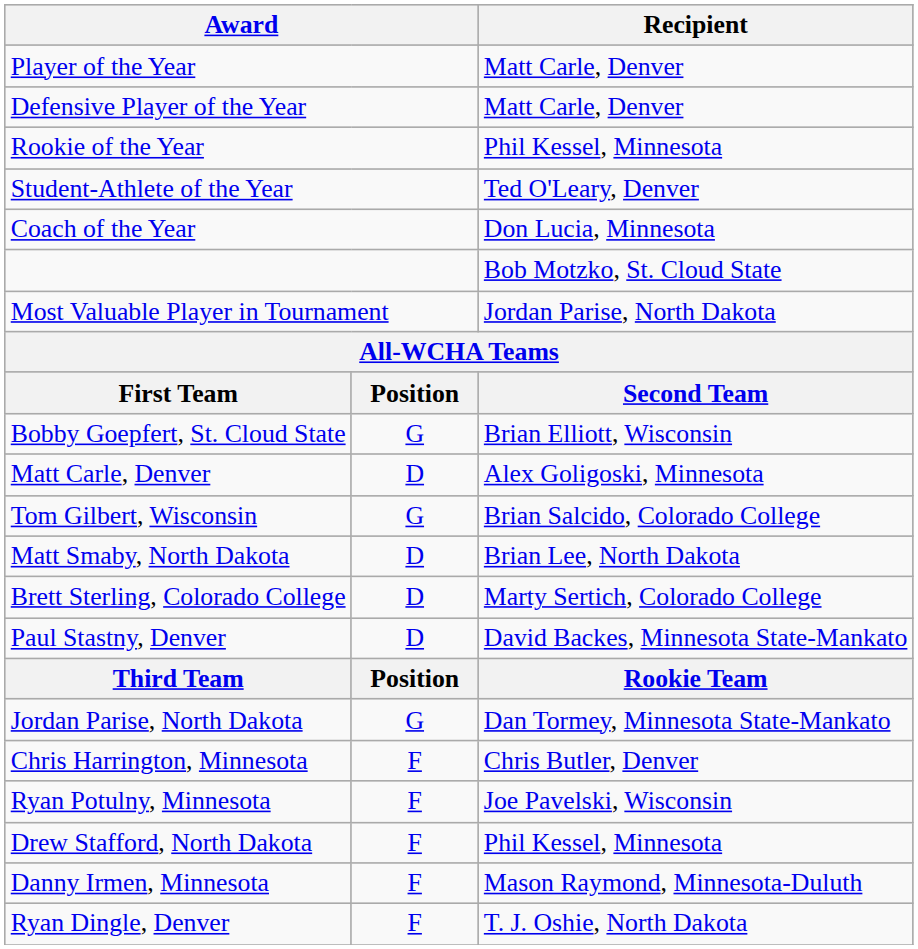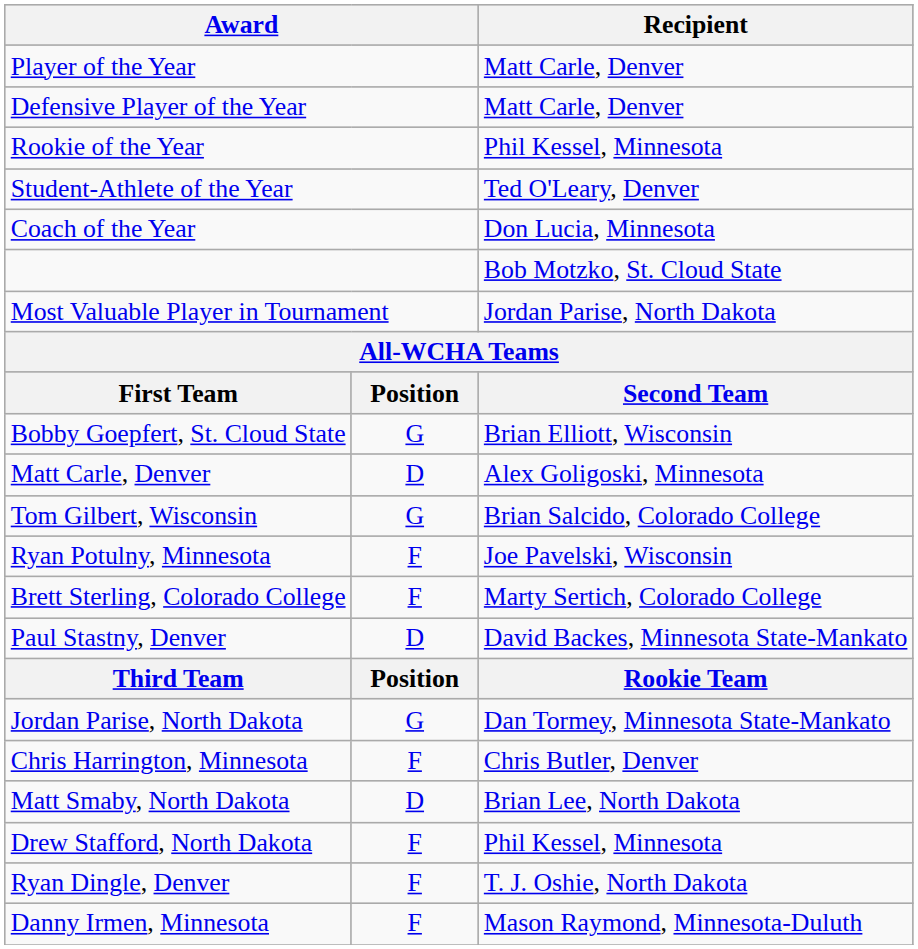rows swapped: (141, 801) <-> (150, 556)
(415, 596) D -> (415, 596) F
rows swapped: (120, 923) <-> (140, 882)
